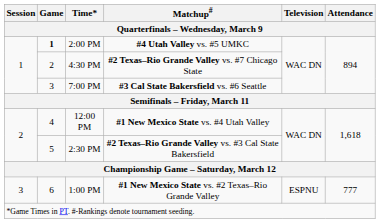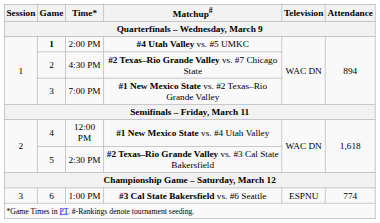(193, 86) #3 Cal State Bakersfield vs. #6 Seattle -> (193, 91) #1 New Mexico State vs. #2 Texas–Rio Grande Valley
(193, 190) #1 New Mexico State vs. #2 Texas–Rio Grande Valley -> (193, 195) #3 Cal State Bakersfield vs. #6 Seattle
(350, 190) 777 -> (350, 195) 774
